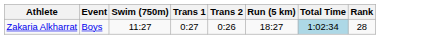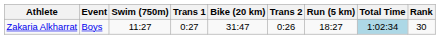+ column: (238, 12)
(362, 27) 28 -> (421, 27) 30
